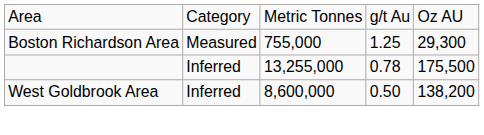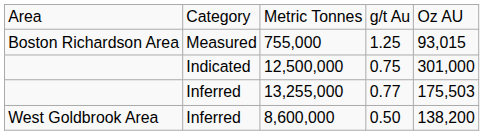(442, 42) 29,300 -> (442, 42) 93,015
+ row: (304, 67)
(385, 67) 0.78 -> (385, 92) 0.77
(446, 67) 175,500 -> (446, 92) 175,503
